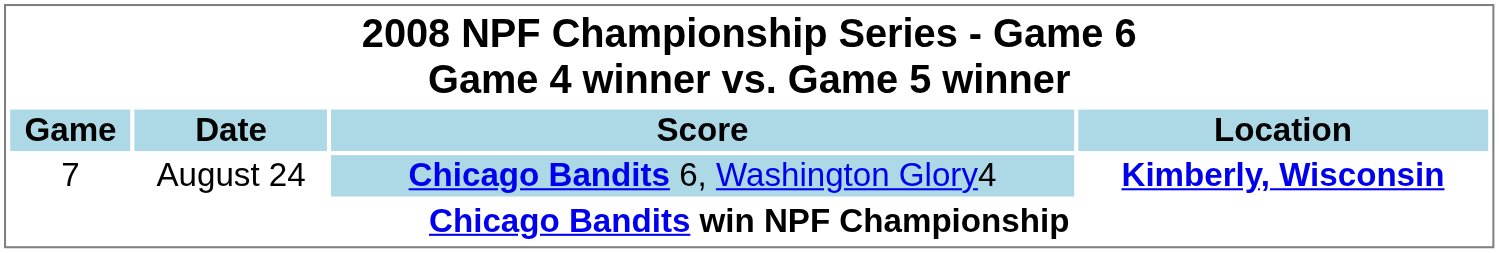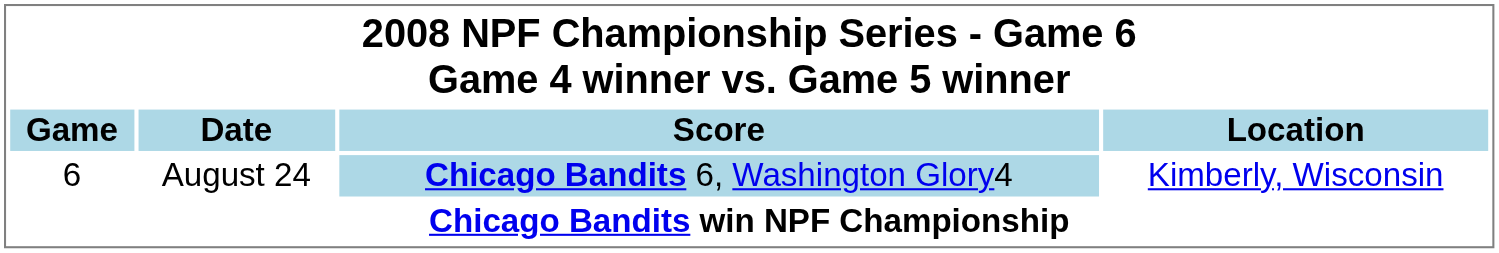(70, 175) 7 -> (72, 175) 6
(1283, 175) bold -> (1296, 175) normal
